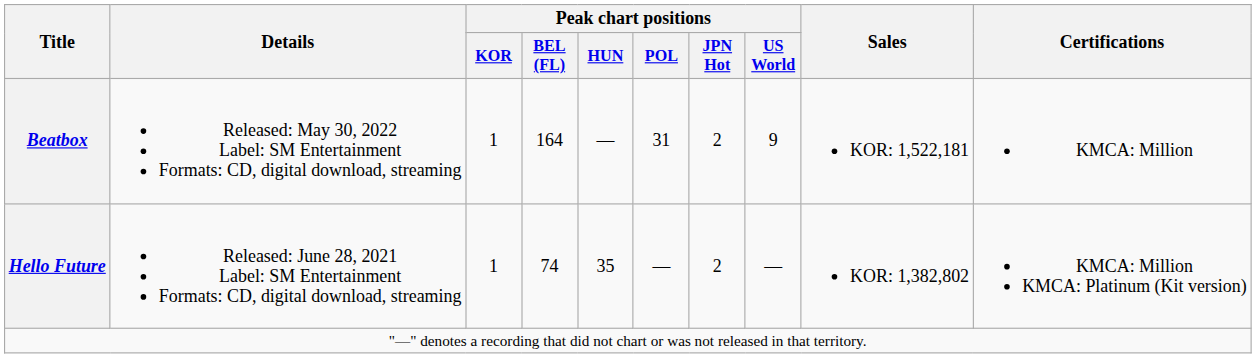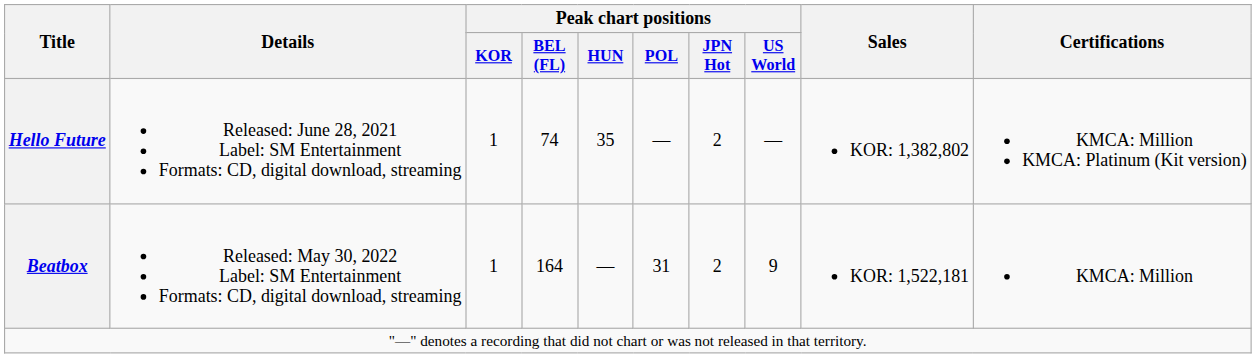rows swapped: (57, 265) <-> (57, 140)
